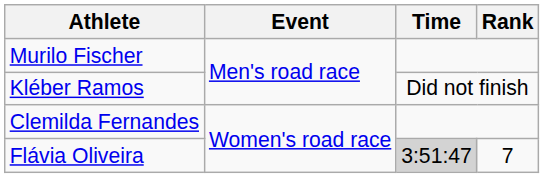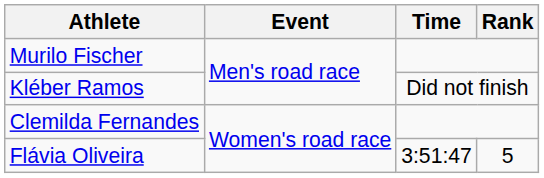(437, 156) lightgrey background -> (437, 156) no background
(508, 156) 7 -> (508, 156) 5
